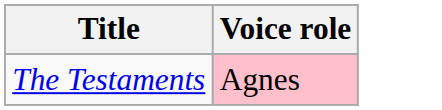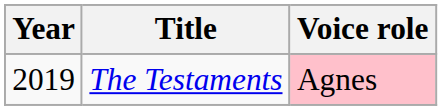+ column: (44, 29)
